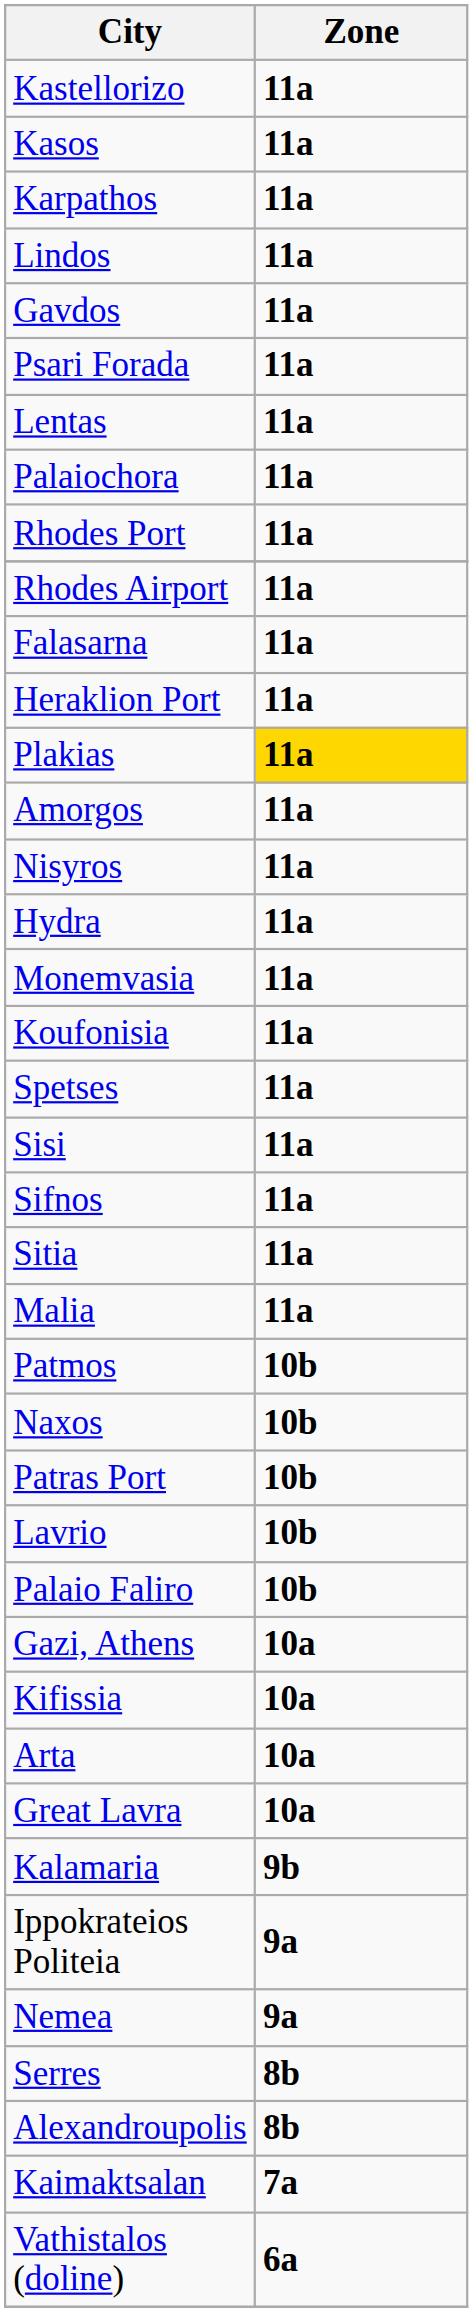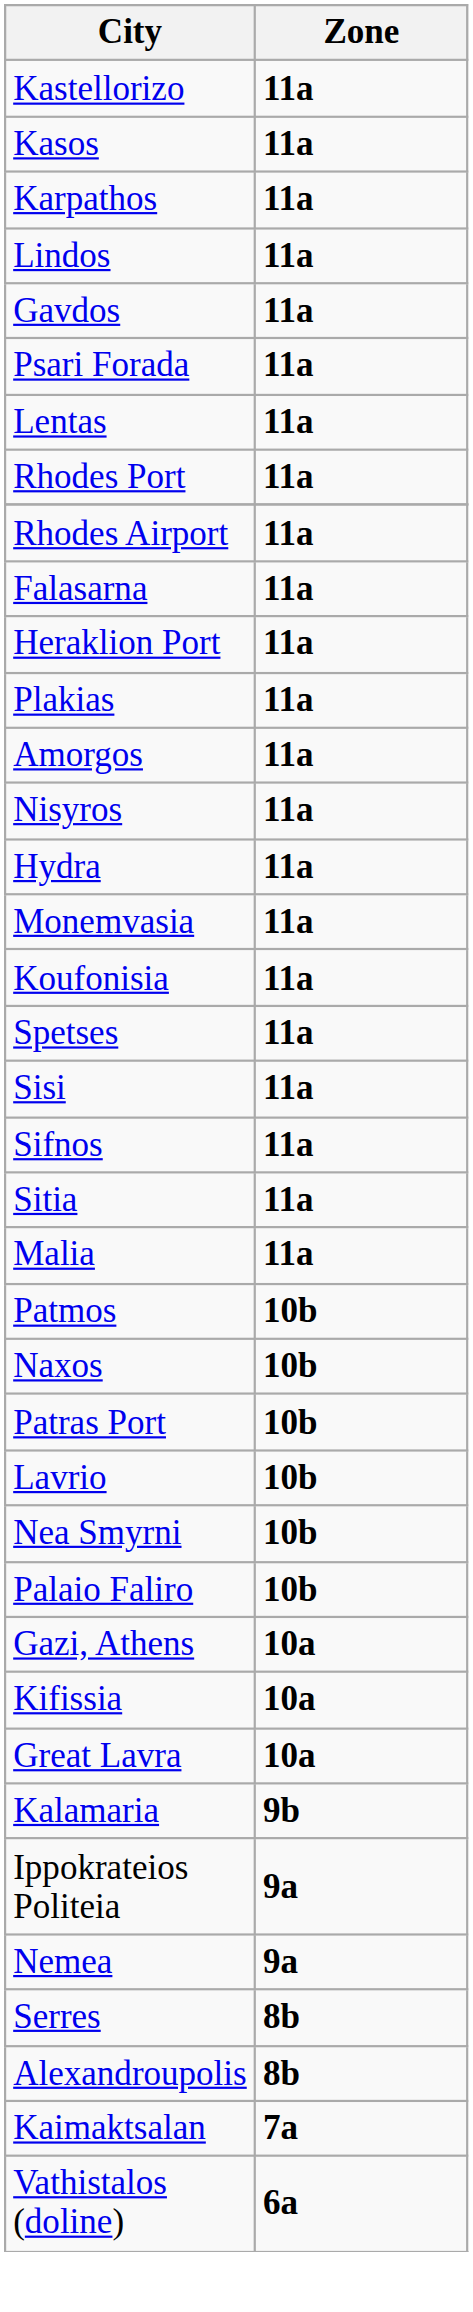- row: (96, 476)
(288, 754) gold background -> (288, 699) no background
+ row: (97, 1532)
- row: (44, 1754)
